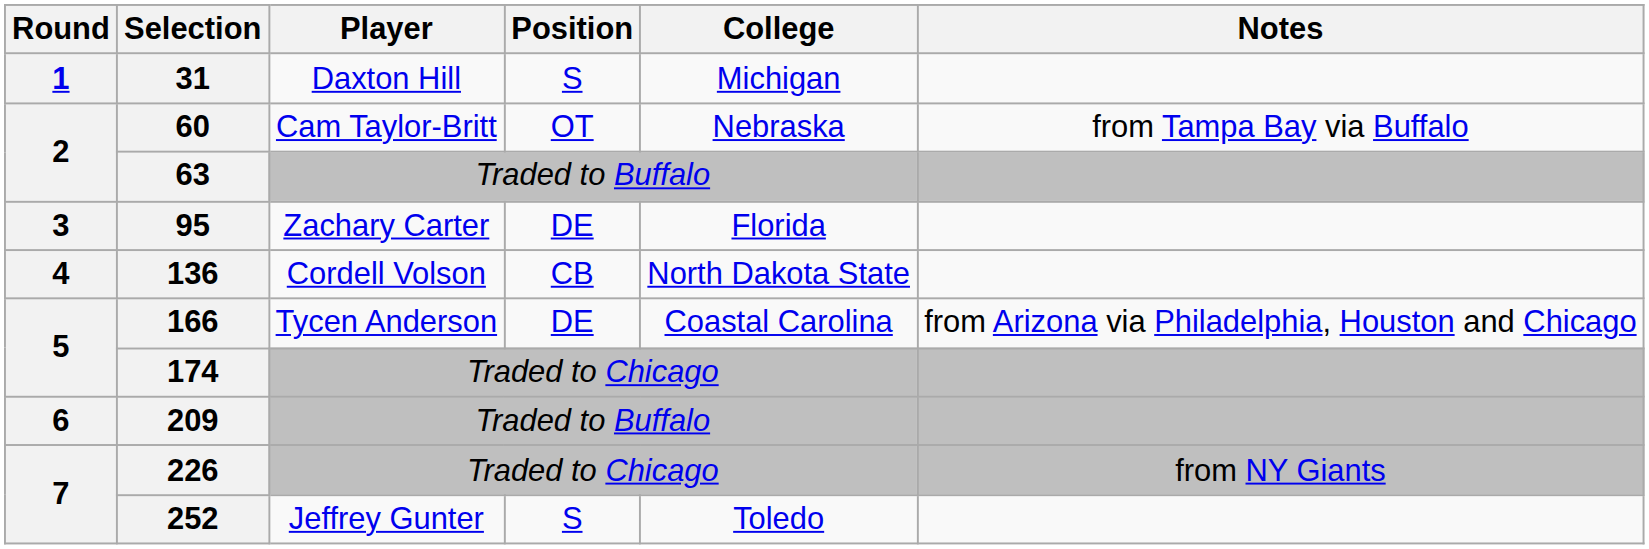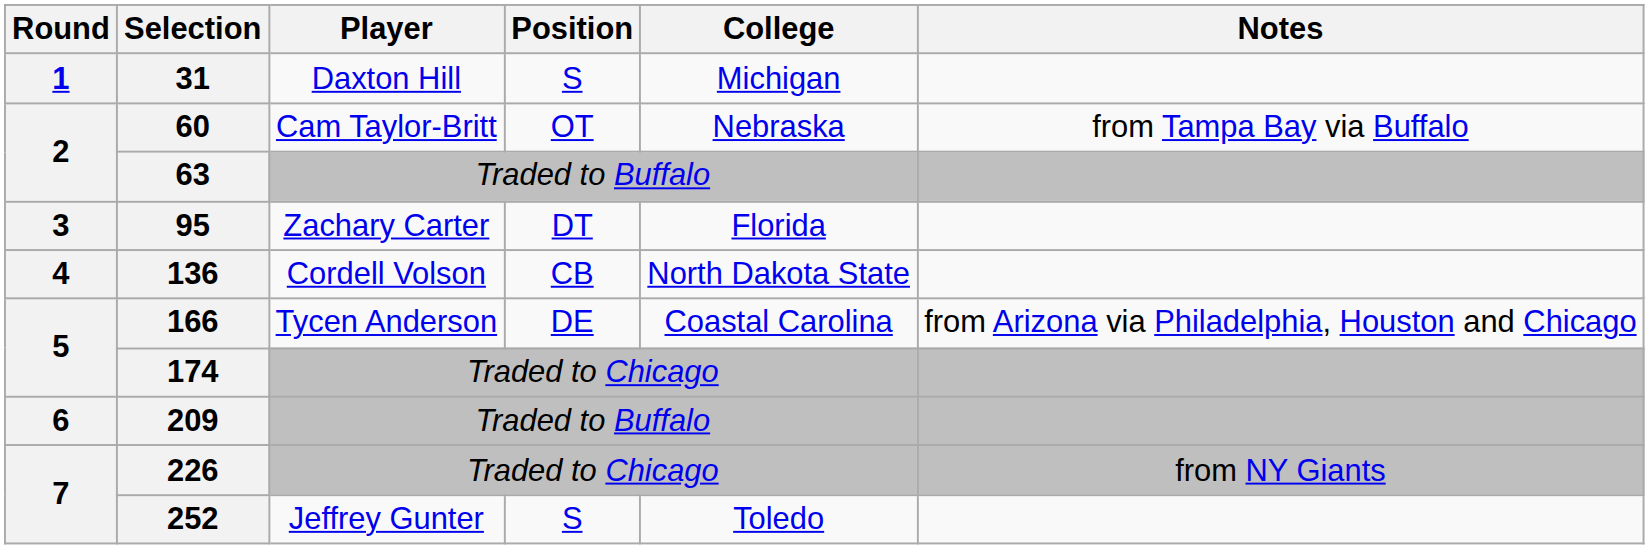(572, 224) DE -> (572, 224) DT
